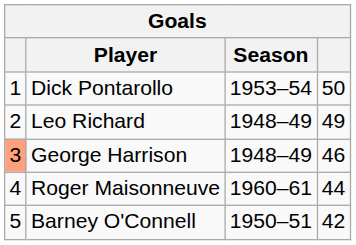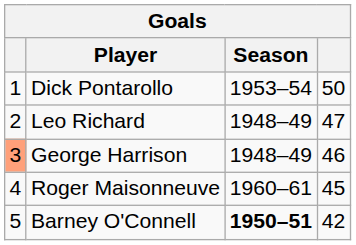(333, 121) 49 -> (333, 121) 47
(333, 188) 44 -> (333, 188) 45
(271, 222) normal -> (271, 222) bold
